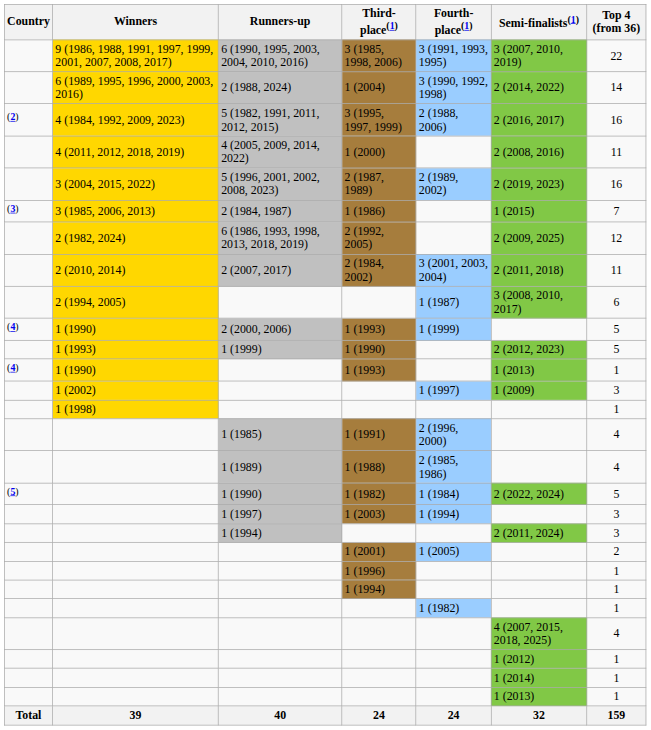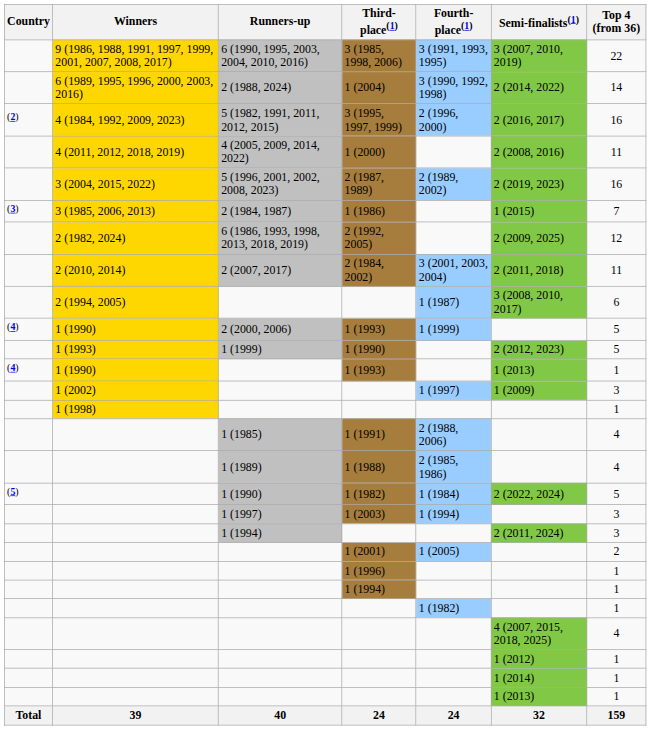(439, 120) 2 (1988, 2006) -> (439, 120) 2 (1996, 2000)
(439, 434) 2 (1996, 2000) -> (439, 434) 2 (1988, 2006)
